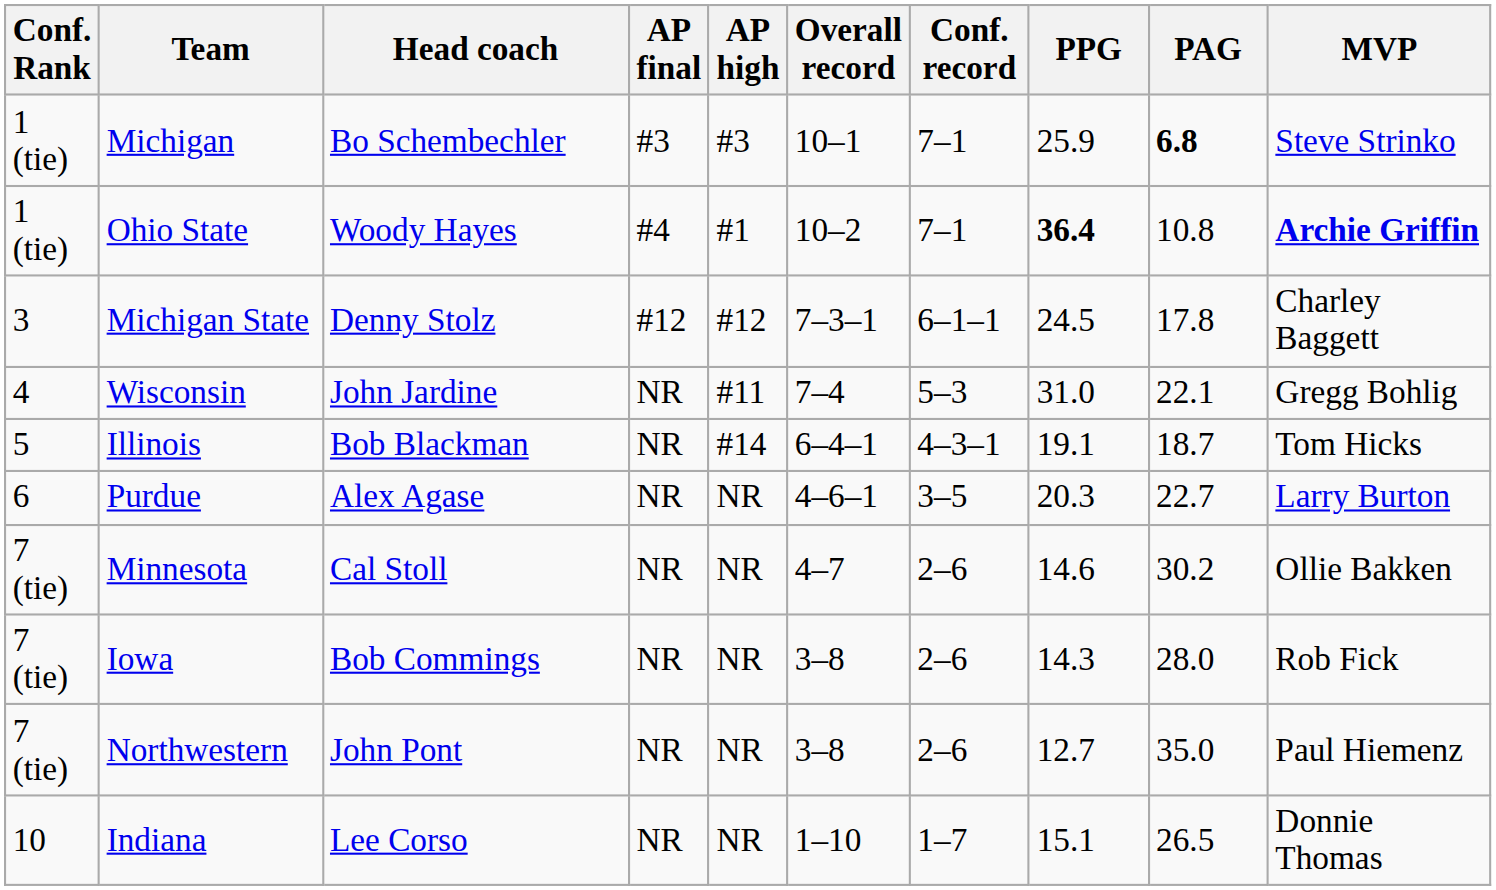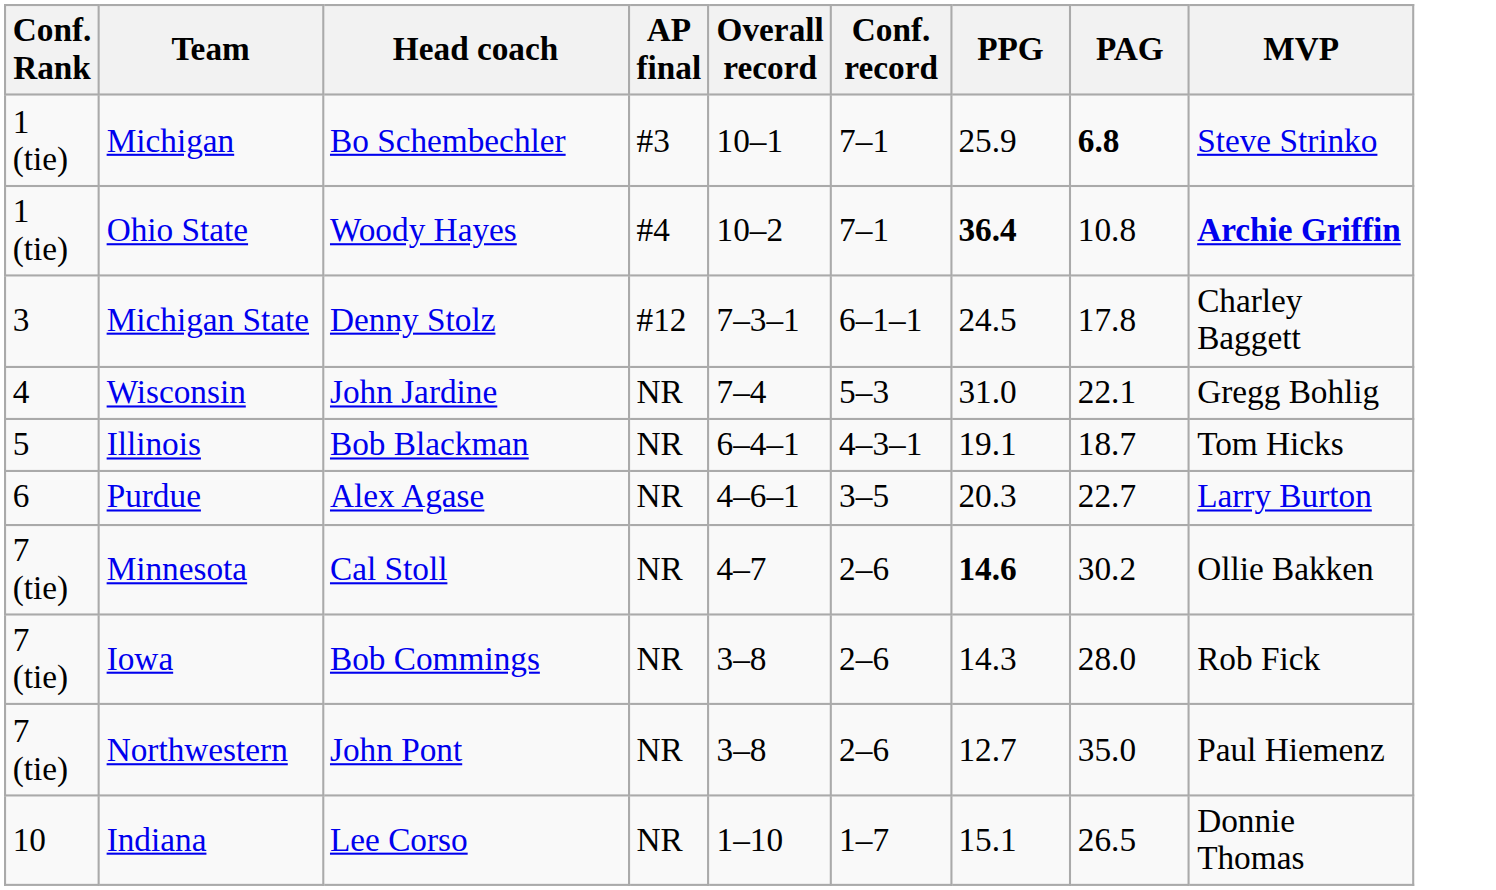- column: (748, 49)
(1066, 568) normal -> (988, 568) bold
